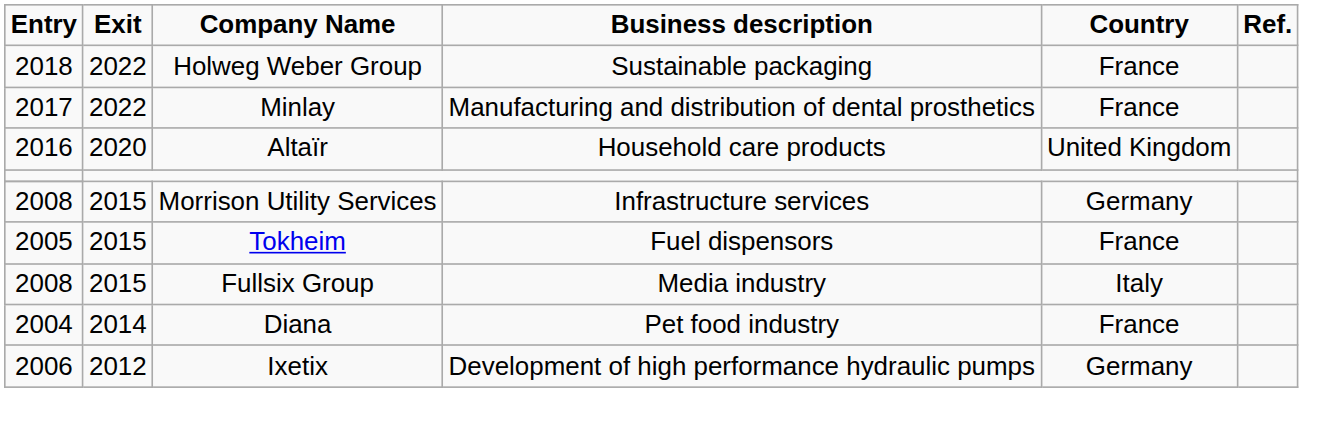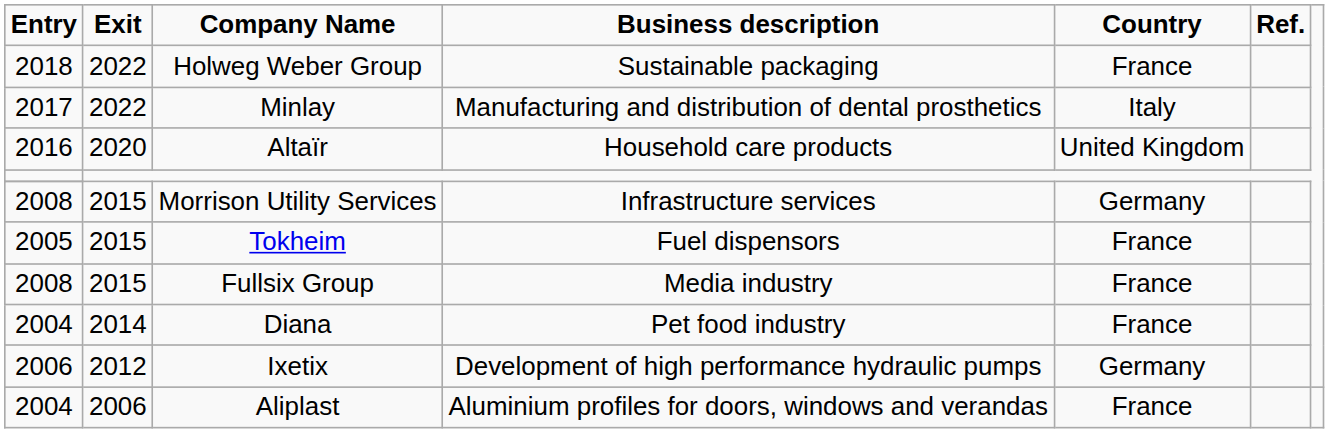(1139, 107) France -> (1152, 107) Italy
(1139, 283) Italy -> (1152, 283) France
+ row: (298, 406)
